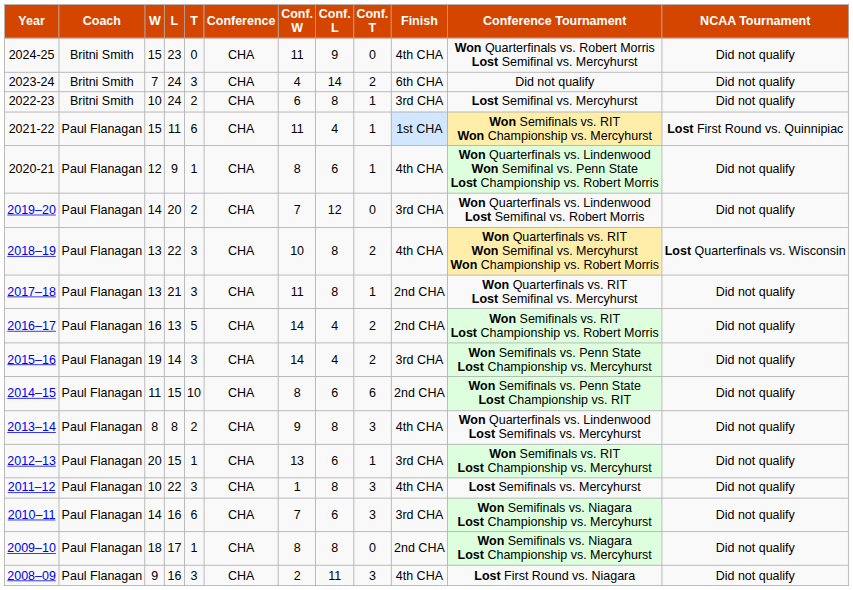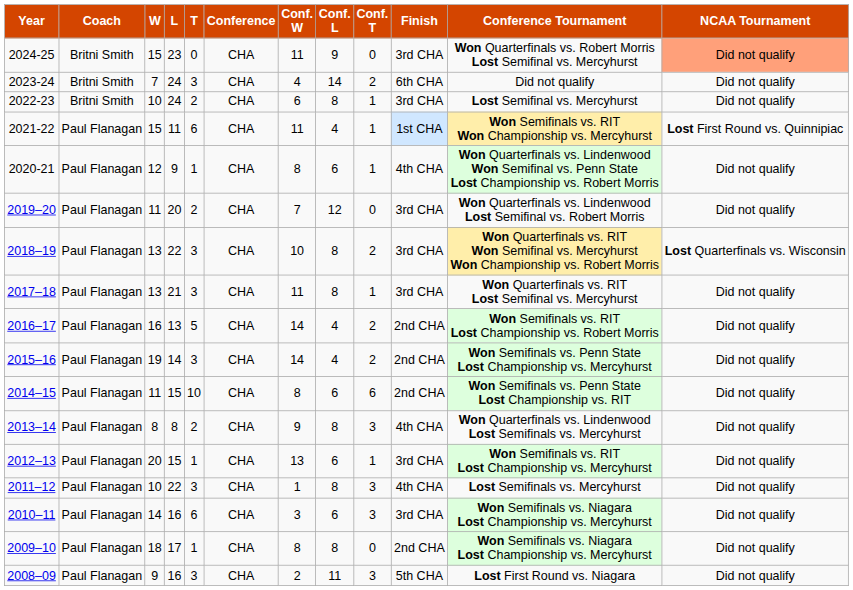(419, 55) 4th CHA -> (419, 55) 3rd CHA
(755, 55) no background -> (755, 55) lightsalmon background
(155, 210) 14 -> (155, 210) 11
(419, 251) 4th CHA -> (419, 251) 3rd CHA
(419, 292) 2nd CHA -> (419, 292) 3rd CHA
(419, 359) 3rd CHA -> (419, 359) 2nd CHA
(297, 514) 7 -> (297, 514) 3
(419, 575) 4th CHA -> (419, 575) 5th CHA
